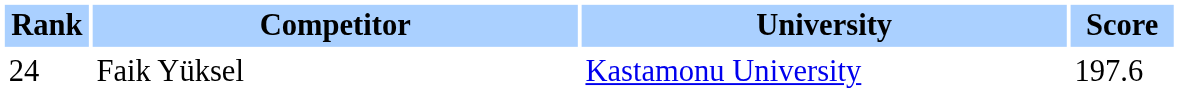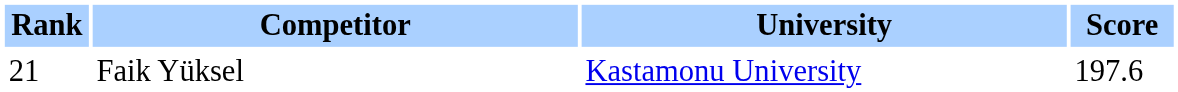(24, 71) 24 -> (24, 71) 21
